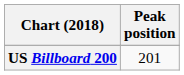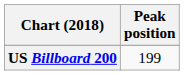(150, 57) 201 -> (150, 57) 199
